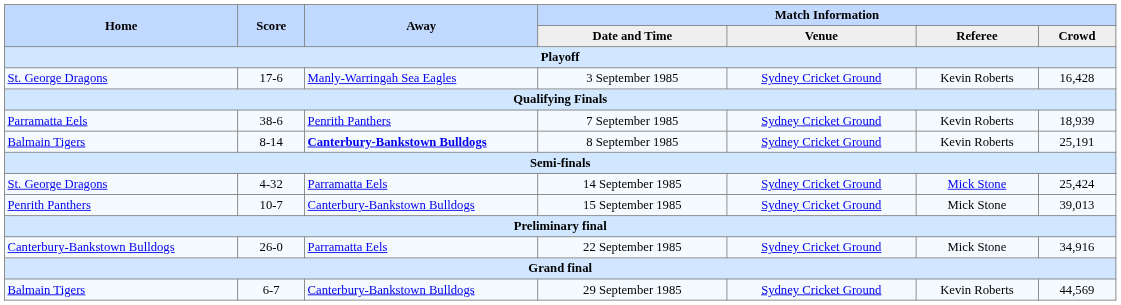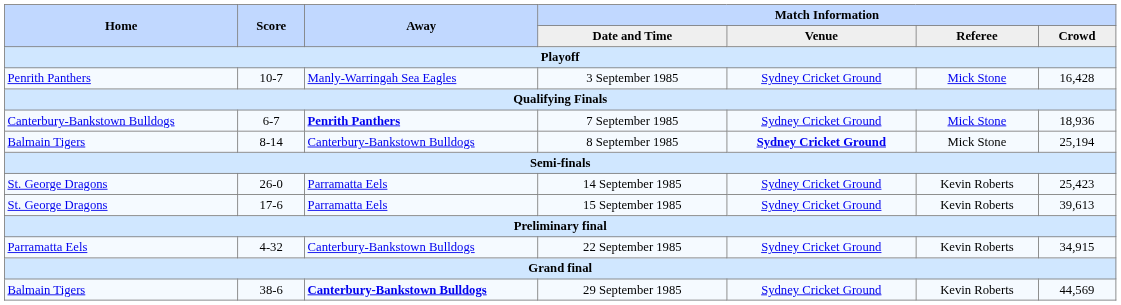(58, 78) St. George Dragons -> (49, 78) Penrith Panthers
(271, 78) 17-6 -> (271, 78) 10-7
(977, 78) Kevin Roberts -> (977, 78) Mick Stone
(47, 120) Parramatta Eels -> (91, 120) Canterbury-Bankstown Bulldogs
(271, 120) 38-6 -> (271, 120) 6-7
(349, 120) normal -> (354, 120) bold
(977, 120) Kevin Roberts -> (977, 120) Mick Stone
(1077, 120) 18,939 -> (1077, 120) 18,936
(397, 141) bold -> (391, 141) normal
(821, 141) normal -> (821, 141) bold
(977, 141) Kevin Roberts -> (977, 141) Mick Stone
(1077, 141) 25,191 -> (1077, 141) 25,194
(271, 184) 4-32 -> (271, 184) 26-0
(977, 184) Mick Stone -> (977, 184) Kevin Roberts
(1077, 184) 25,424 -> (1077, 184) 25,423
(49, 205) Penrith Panthers -> (58, 205) St. George Dragons
(271, 205) 10-7 -> (271, 205) 17-6
(391, 205) Canterbury-Bankstown Bulldogs -> (347, 205) Parramatta Eels
(977, 205) Mick Stone -> (977, 205) Kevin Roberts
(1077, 205) 39,013 -> (1077, 205) 39,613
(91, 247) Canterbury-Bankstown Bulldogs -> (47, 247) Parramatta Eels
(271, 247) 26-0 -> (271, 247) 4-32
(347, 247) Parramatta Eels -> (391, 247) Canterbury-Bankstown Bulldogs
(977, 247) Mick Stone -> (977, 247) Kevin Roberts
(1077, 247) 34,916 -> (1077, 247) 34,915
(271, 289) 6-7 -> (271, 289) 38-6
(391, 289) normal -> (397, 289) bold
